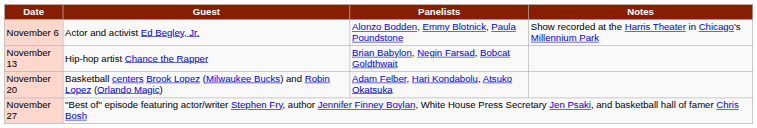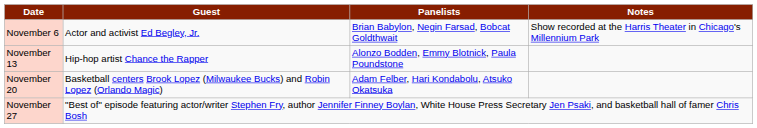(434, 32) Alonzo Bodden, Emmy Blotnick, Paula Poundstone -> (431, 32) Brian Babylon, Negin Farsad, Bobcat Goldthwait
(431, 58) Brian Babylon, Negin Farsad, Bobcat Goldthwait -> (434, 58) Alonzo Bodden, Emmy Blotnick, Paula Poundstone
